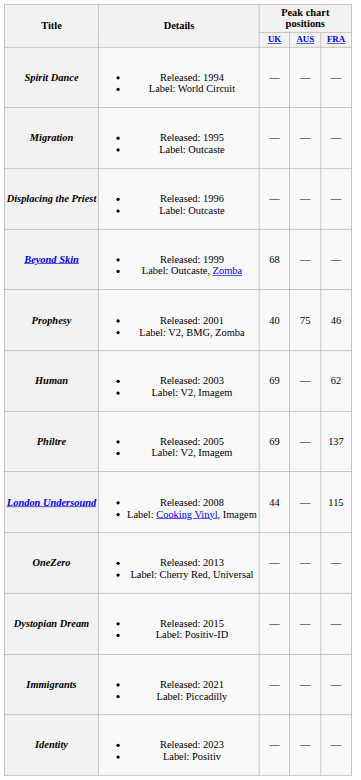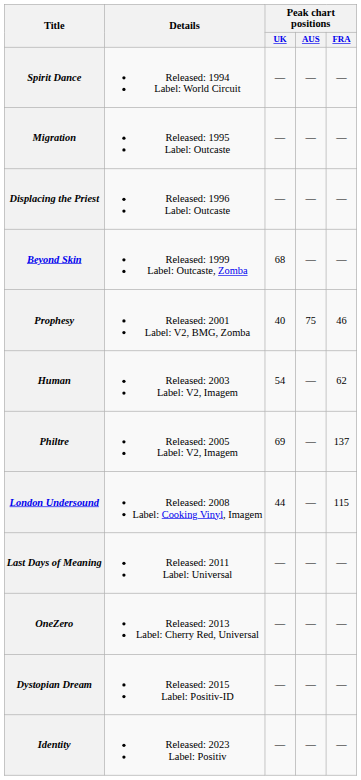(275, 381) 69 -> (280, 381) 54
+ row: (54, 563)
- row: (51, 684)
